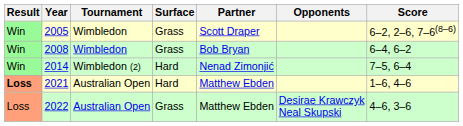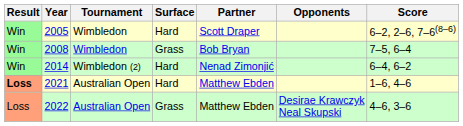(169, 31) Grass -> (167, 31) Hard
(390, 49) 6–4, 6–2 -> (390, 49) 7–5, 6–4
(390, 66) 7–5, 6–4 -> (390, 66) 6–4, 6–2
